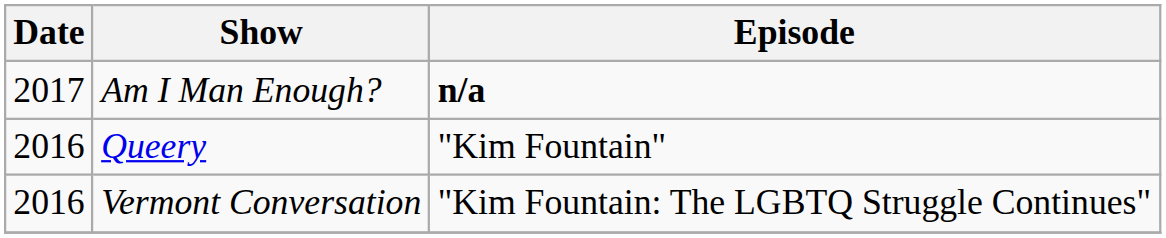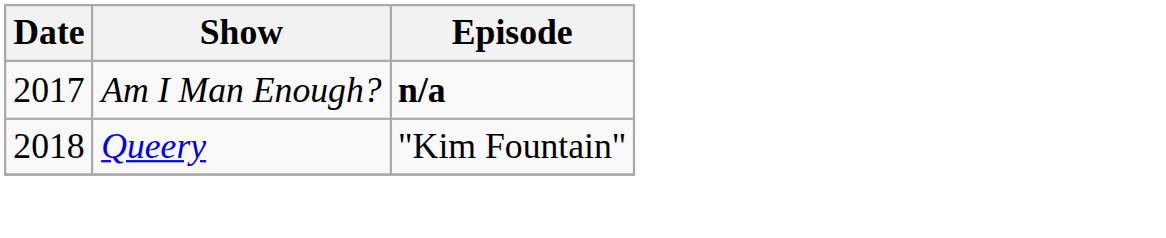(49, 145) 2016 -> (49, 145) 2018
- row: (261, 202)
